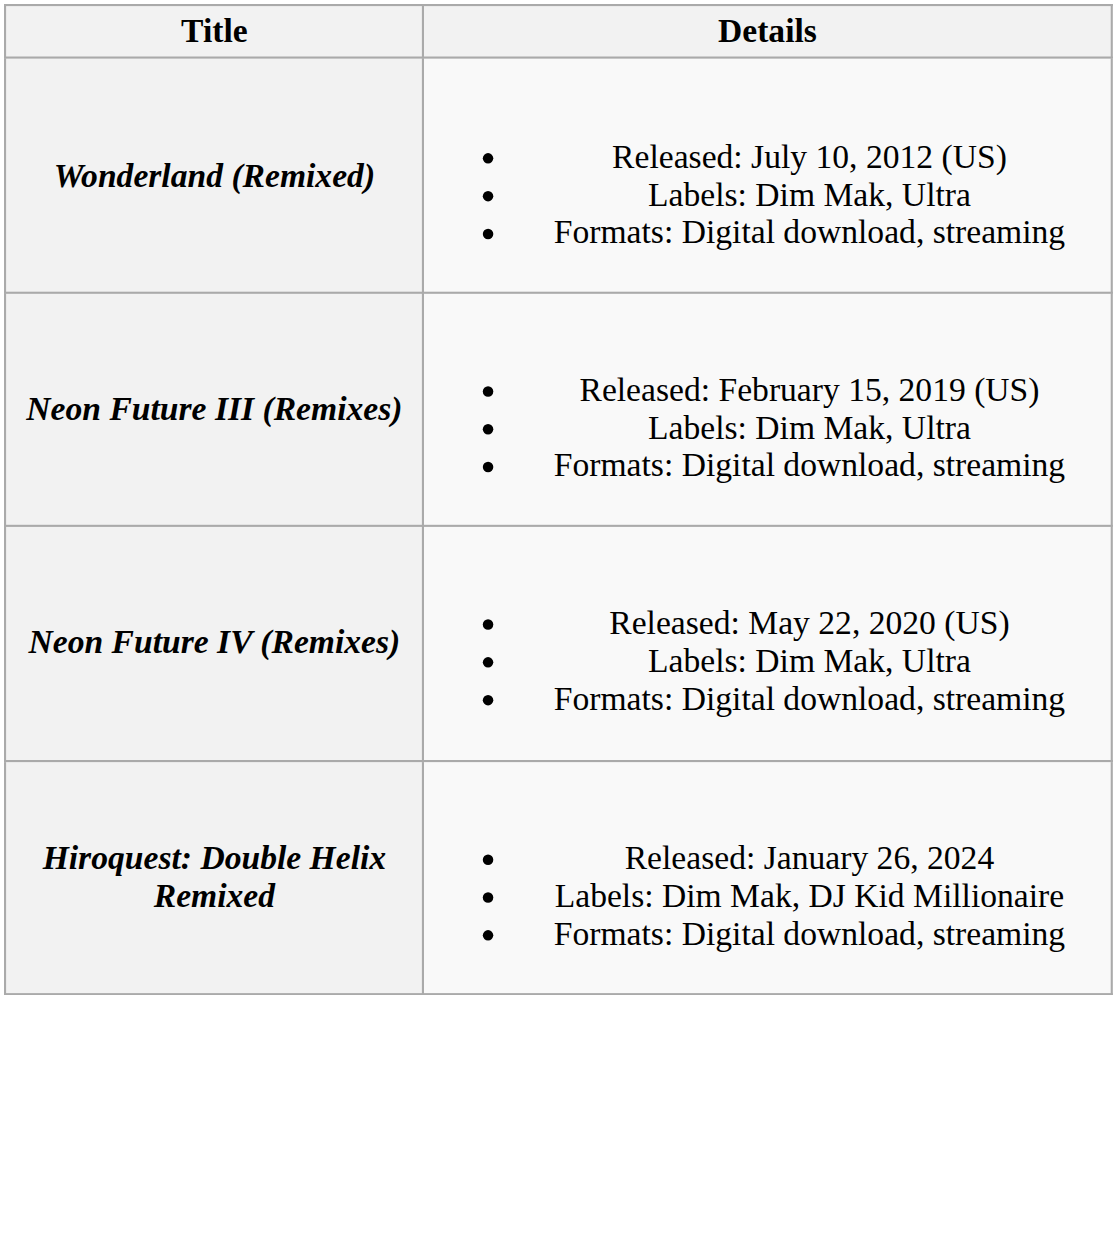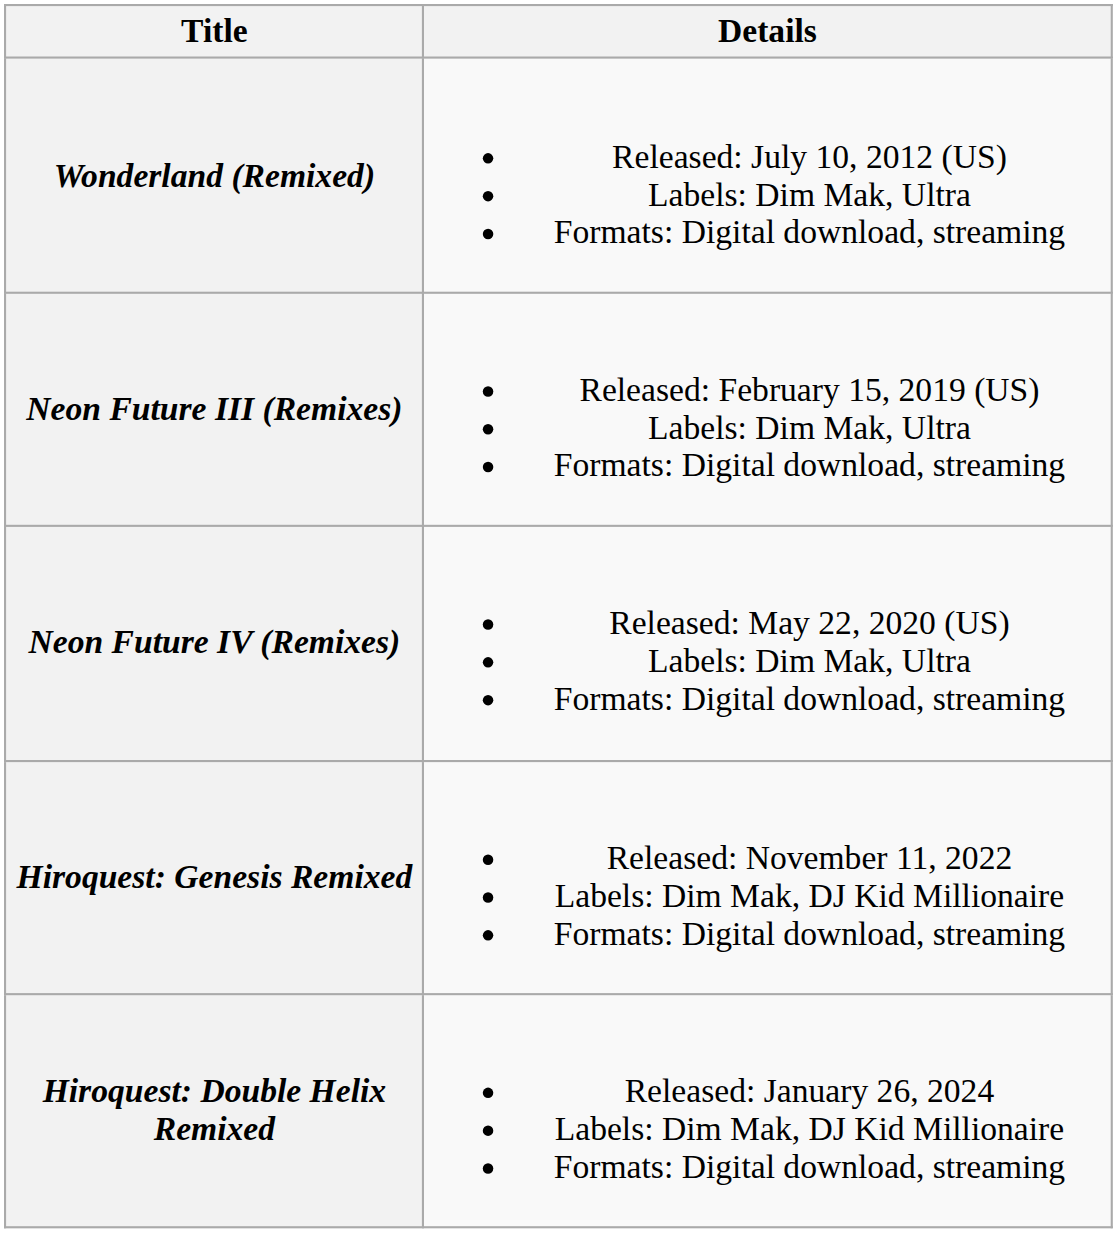+ row: (214, 876)
